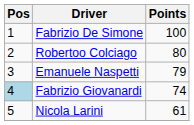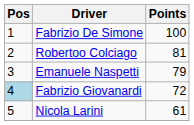(179, 52) 80 -> (179, 52) 81
(179, 91) 74 -> (179, 91) 72
